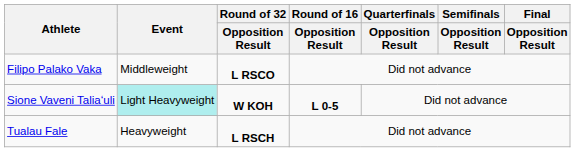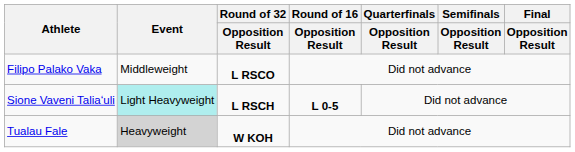(253, 107) W KOH -> (253, 107) L RSCH
(153, 131) no background -> (153, 131) lightgrey background
(253, 138) L RSCH -> (253, 138) W KOH
